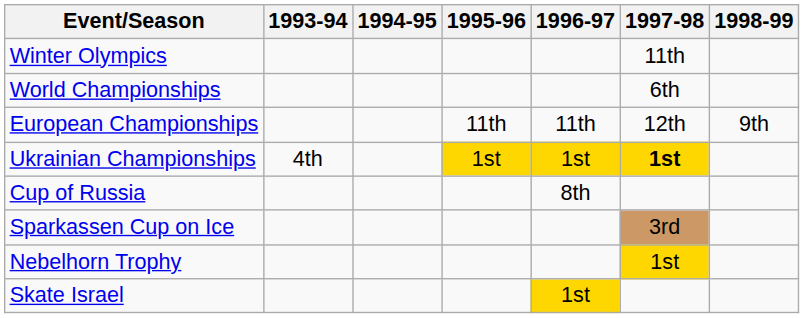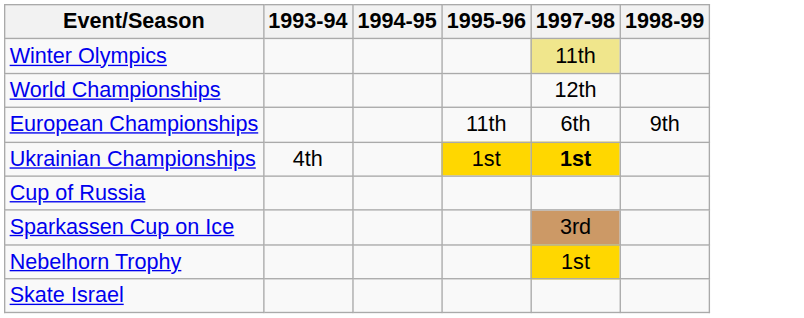- column: (575, 21)
(665, 55) no background -> (575, 55) khaki background
(665, 90) 6th -> (575, 90) 12th
(665, 124) 12th -> (575, 124) 6th
